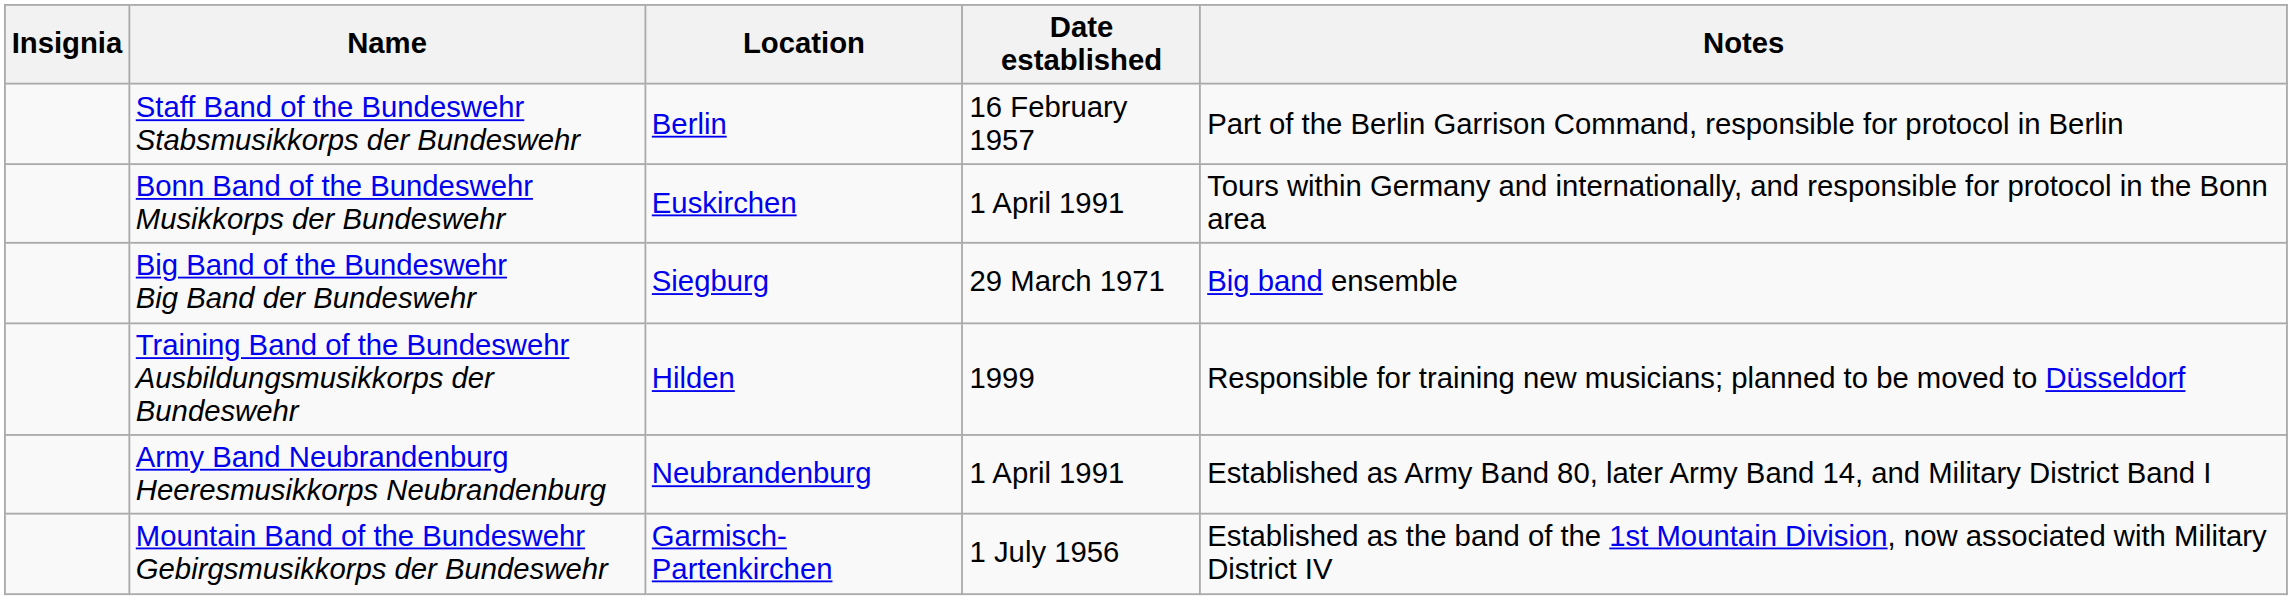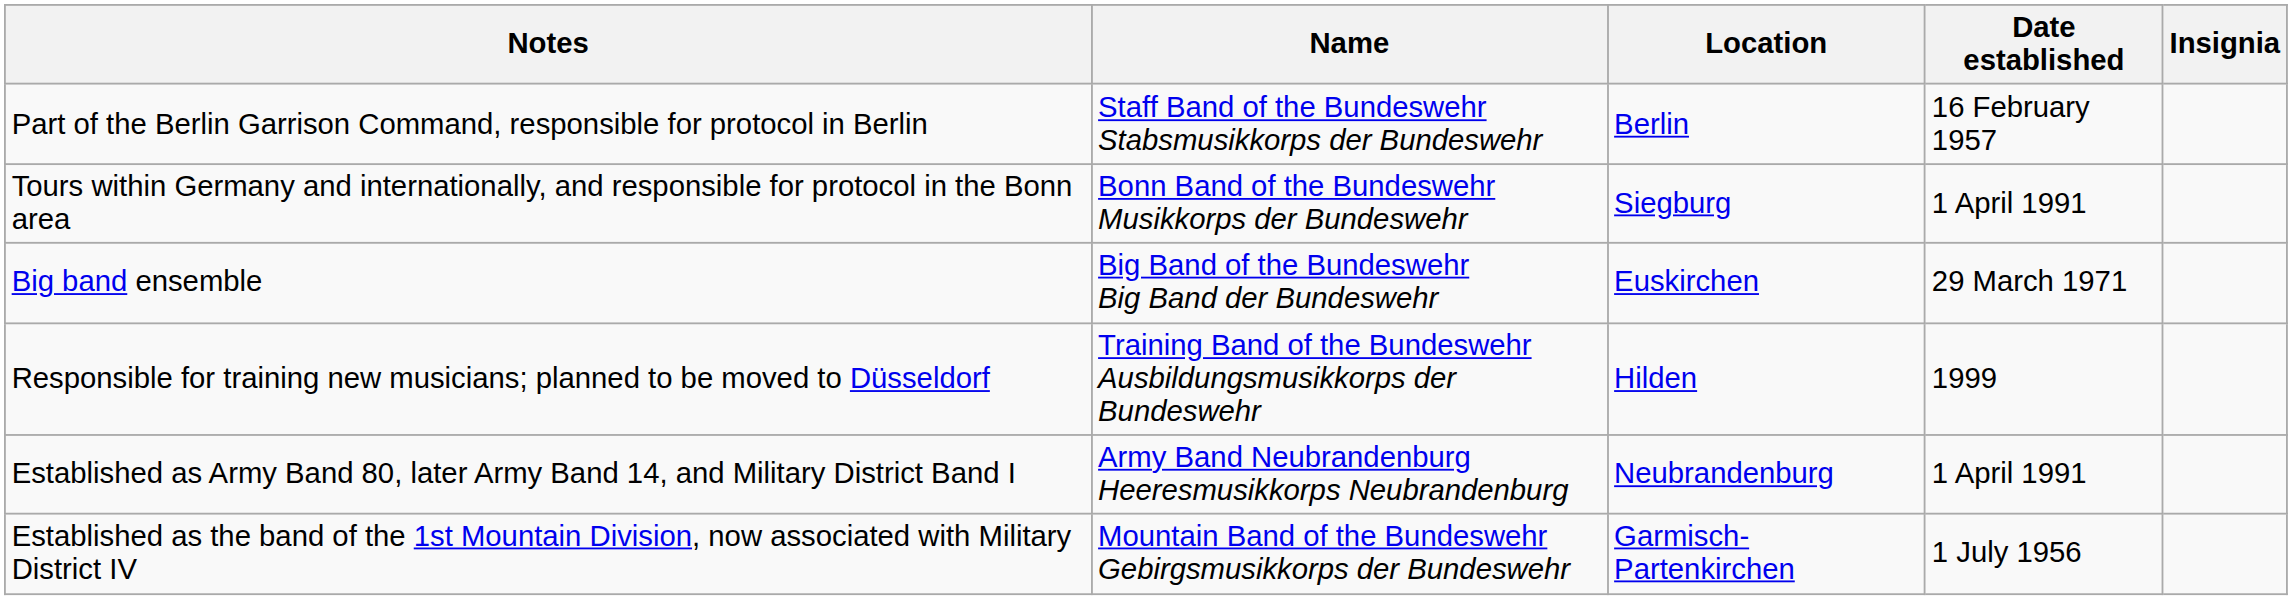columns swapped: (67, 44) <-> (1744, 44)
(724, 202) Euskirchen -> (1673, 202) Siegburg
(710, 282) Siegburg -> (1687, 282) Euskirchen
